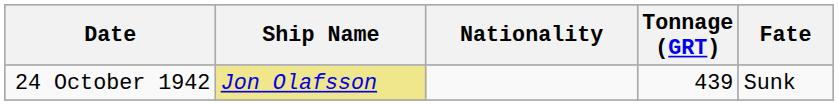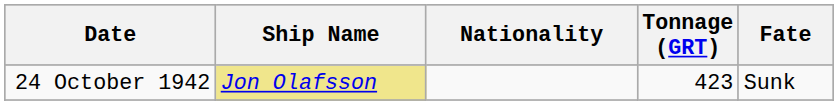(714, 83) 439 -> (714, 83) 423
